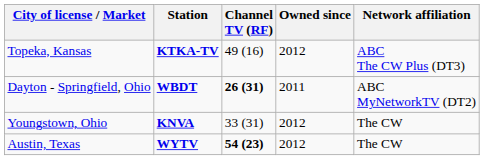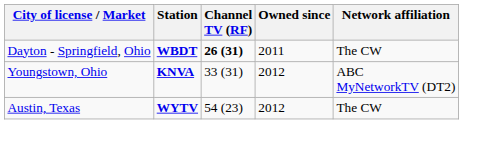- row: (49, 51)
(417, 94) ABC MyNetworkTV (DT2) -> (359, 51) The CW
(380, 123) The CW -> (396, 79) ABC MyNetworkTV (DT2)
(244, 144) bold -> (224, 108) normal
